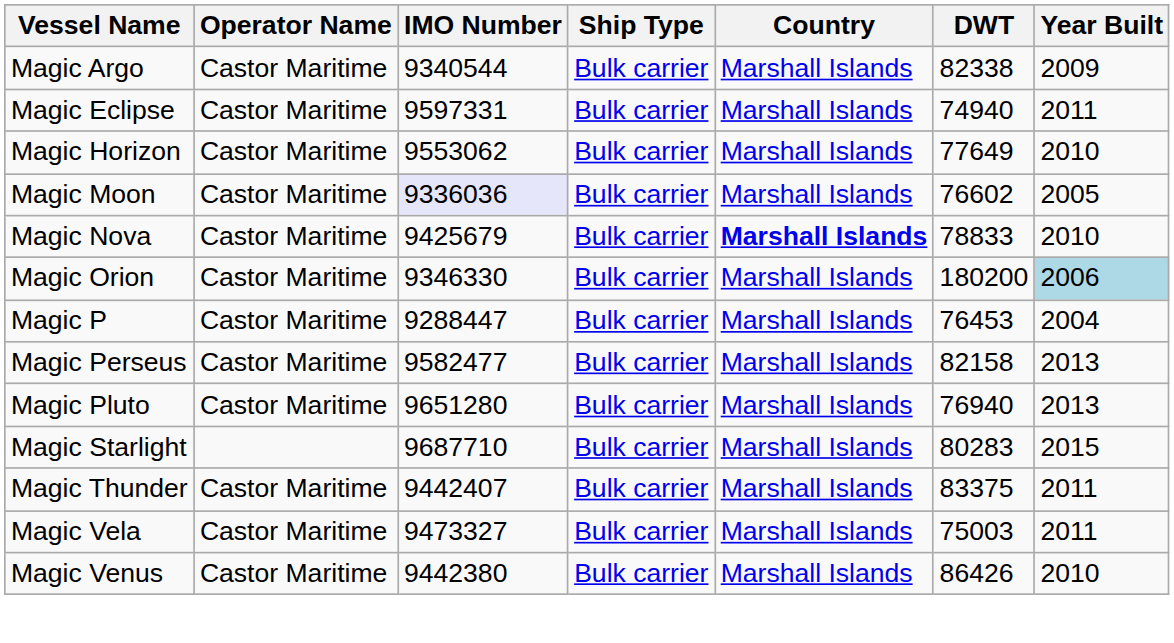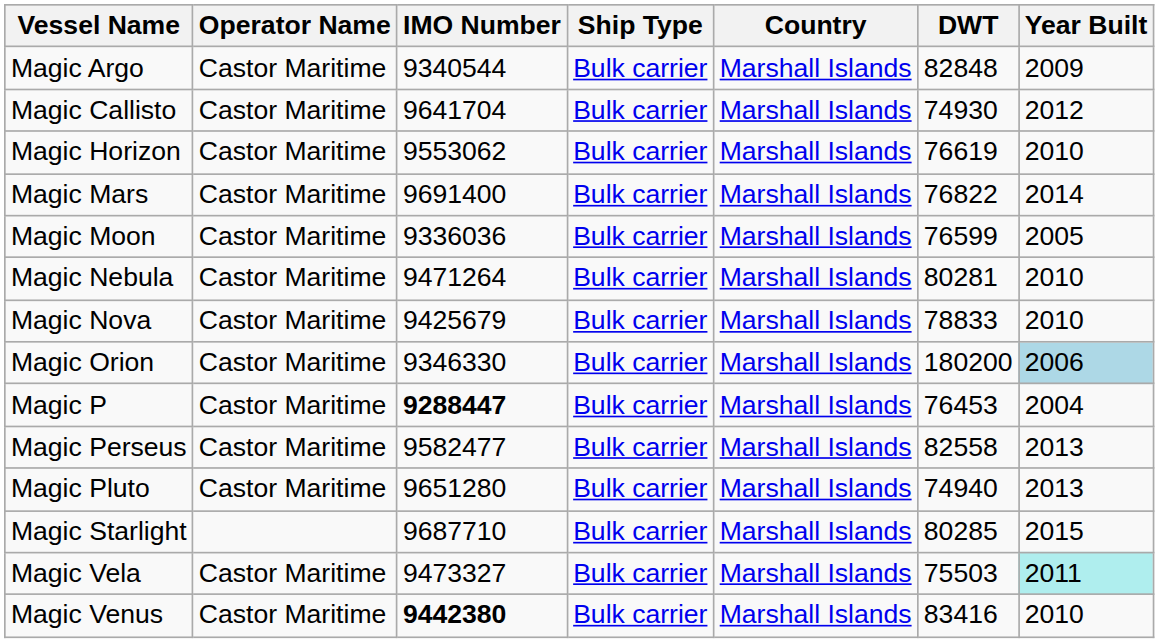(977, 67) 82338 -> (961, 67) 82848
+ row: (94, 109)
- row: (93, 109)
(977, 151) 77649 -> (961, 151) 76619
+ row: (80, 194)
(456, 194) lavender background -> (455, 236) no background
(977, 194) 76602 -> (961, 236) 76599
+ row: (92, 278)
(824, 236) bold -> (816, 320) normal
(456, 320) normal -> (455, 404) bold
(977, 362) 82158 -> (961, 446) 82558
(977, 404) 76940 -> (961, 488) 74940
(977, 446) 80283 -> (961, 531) 80285
- row: (99, 488)
(977, 531) 75003 -> (961, 573) 75503
(1069, 531) no background -> (1053, 573) paleturquoise background
(456, 573) normal -> (455, 615) bold
(977, 573) 86426 -> (961, 615) 83416
